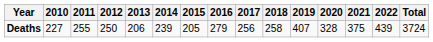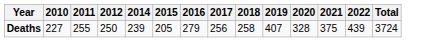- column: (139, 12)
